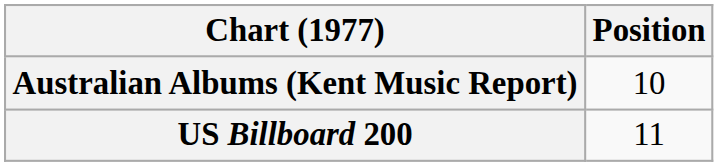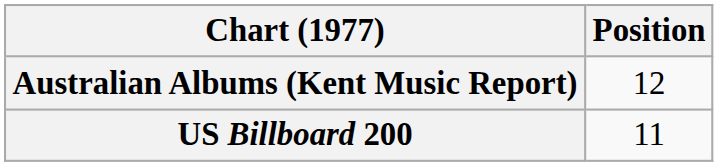(649, 82) 10 -> (649, 82) 12
